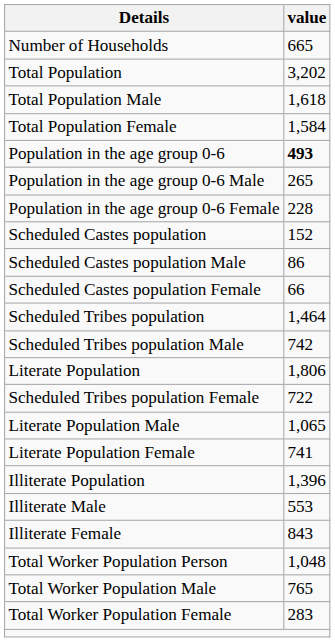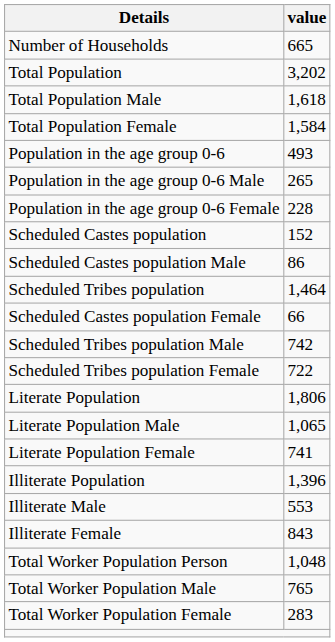(300, 153) bold -> (300, 153) normal
rows swapped: (135, 289) <-> (106, 316)
rows swapped: (134, 398) <-> (74, 371)
